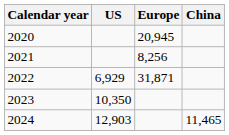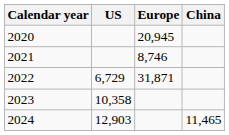(152, 57) 8,256 -> (152, 57) 8,746
(110, 78) 6,929 -> (110, 78) 6,729
(113, 99) 10,350 -> (113, 99) 10,358
